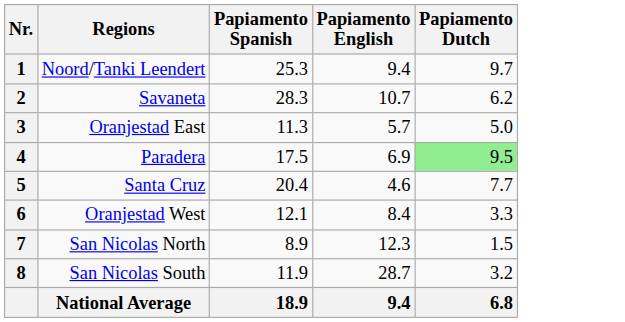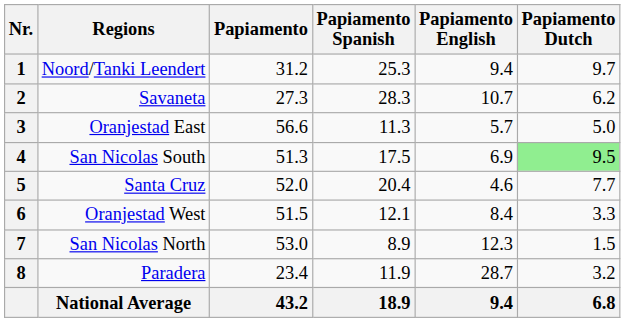+ column: (261, 29)
(173, 156) Paradera -> (137, 156) San Nicolas South
(137, 273) San Nicolas South -> (173, 273) Paradera
